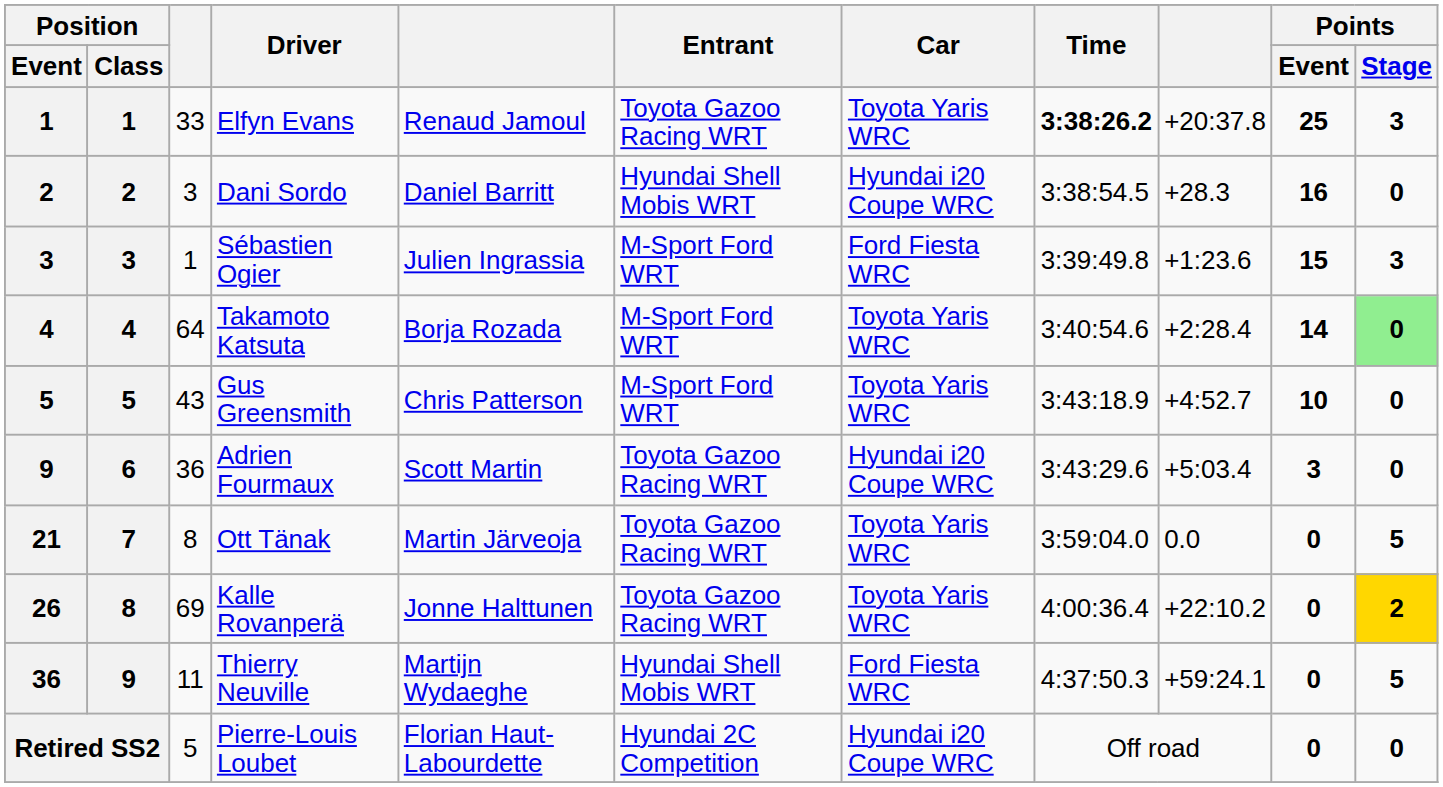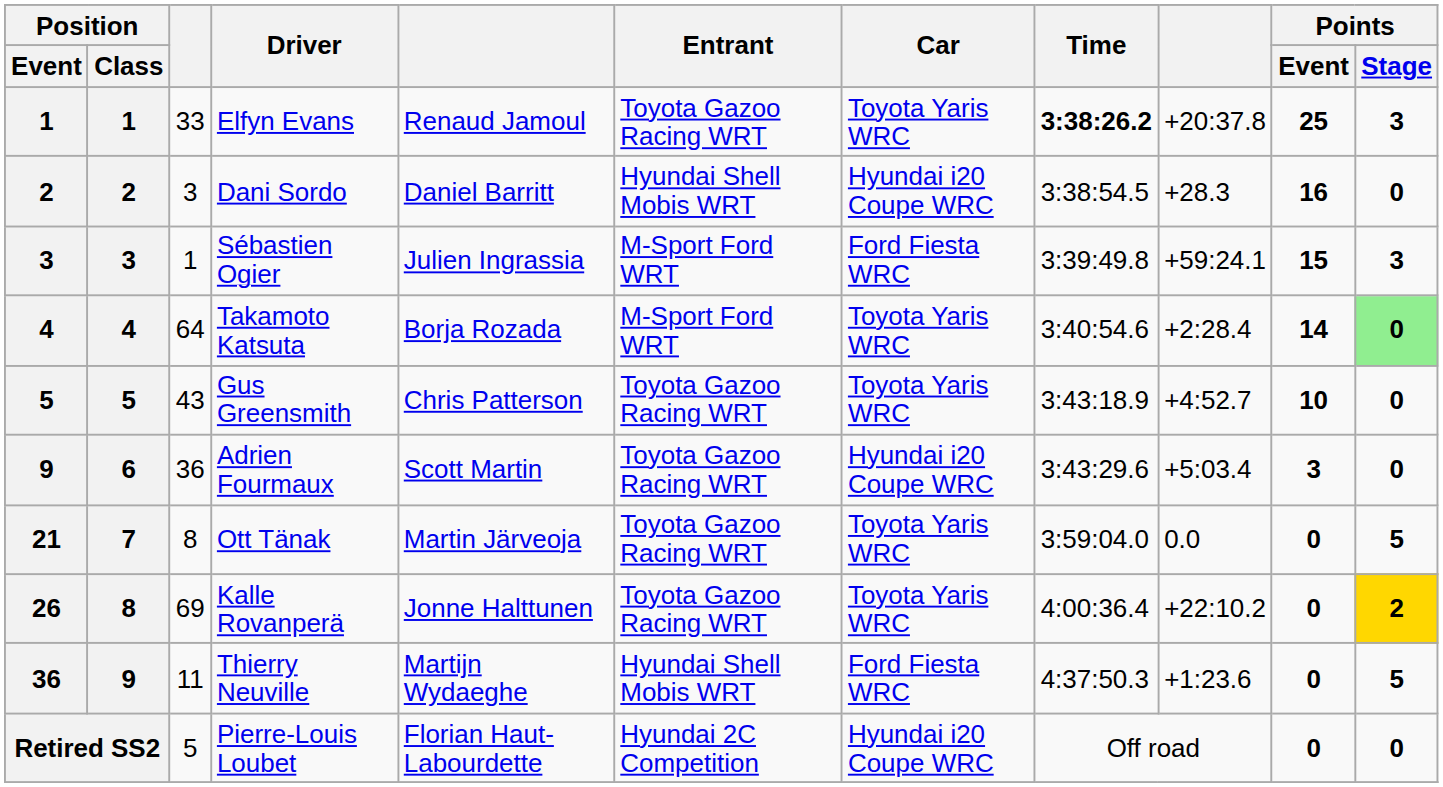(1208, 260) +1:23.6 -> (1215, 260) +59:24.1
(697, 400) M-Sport Ford WRT -> (700, 400) Toyota Gazoo Racing WRT
(1215, 678) +59:24.1 -> (1208, 678) +1:23.6
